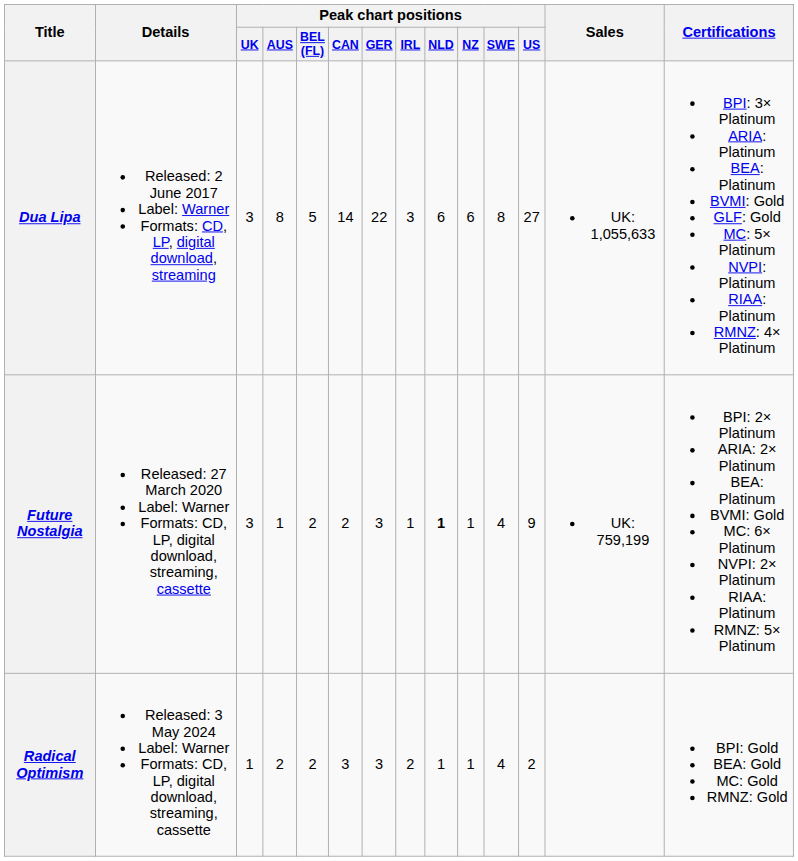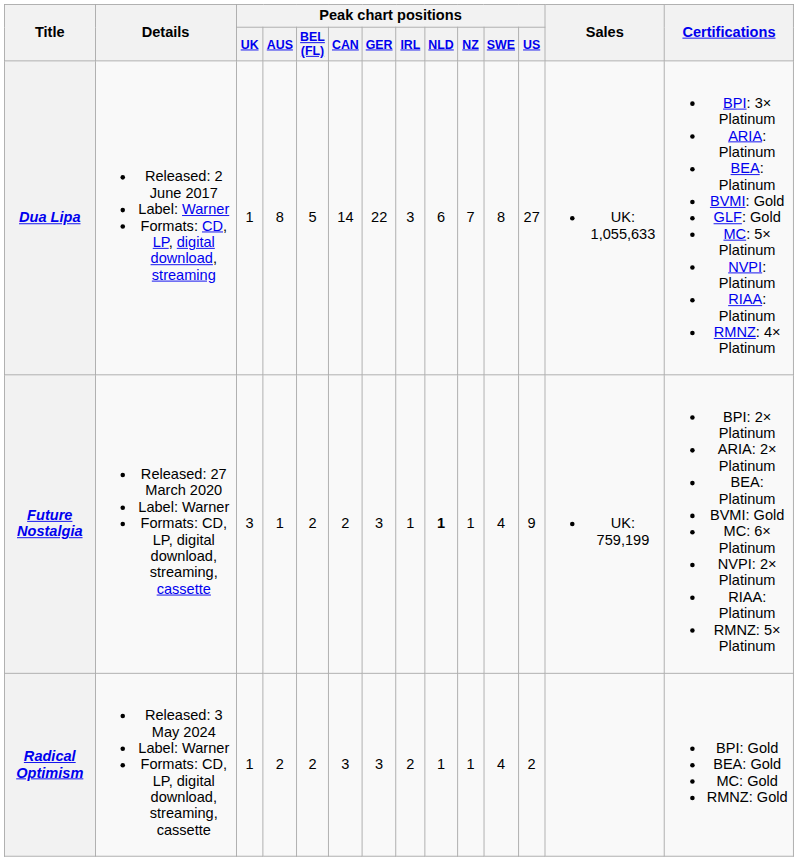(250, 217) 3 -> (250, 217) 1
(471, 217) 6 -> (471, 217) 7
